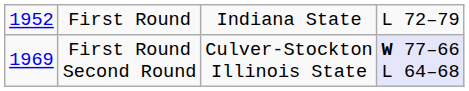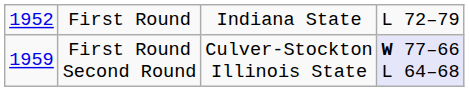(31, 61) 1969 -> (31, 61) 1959
